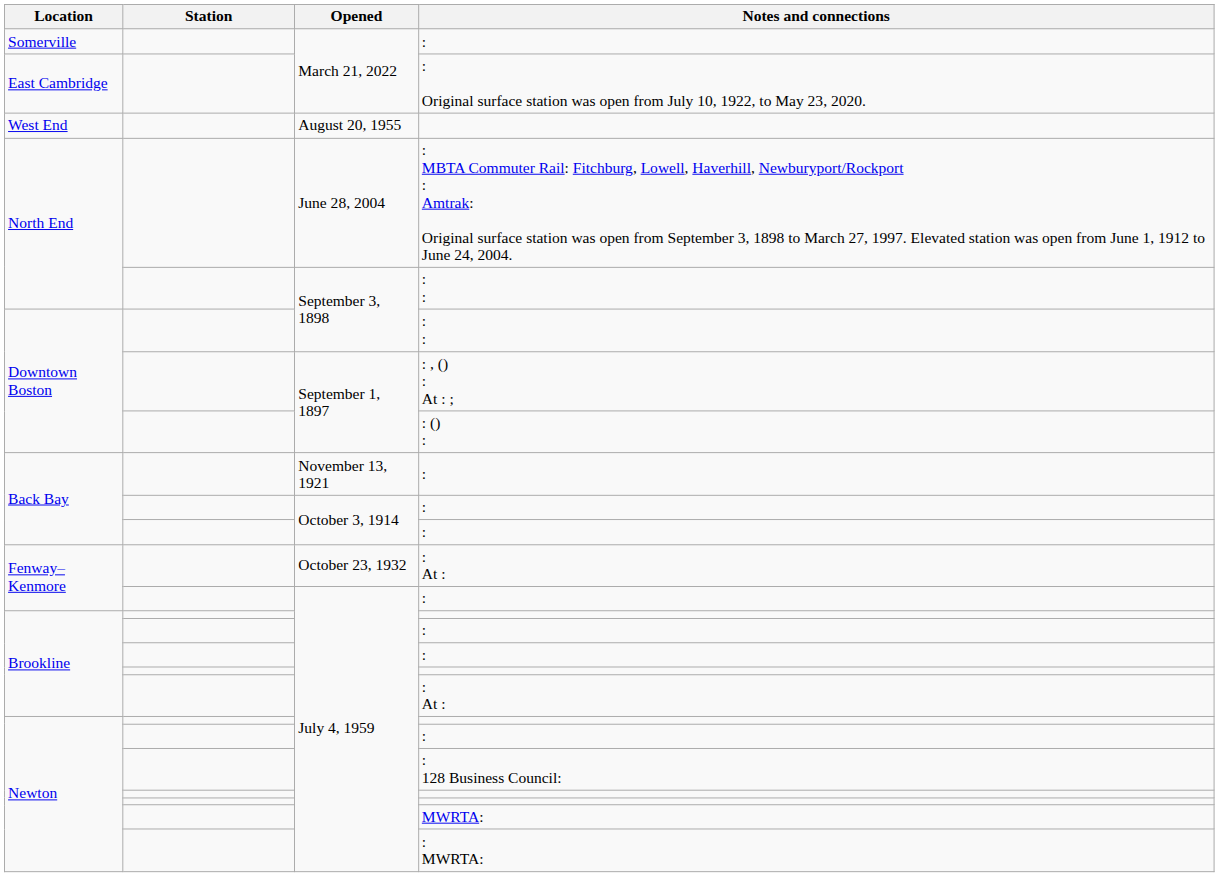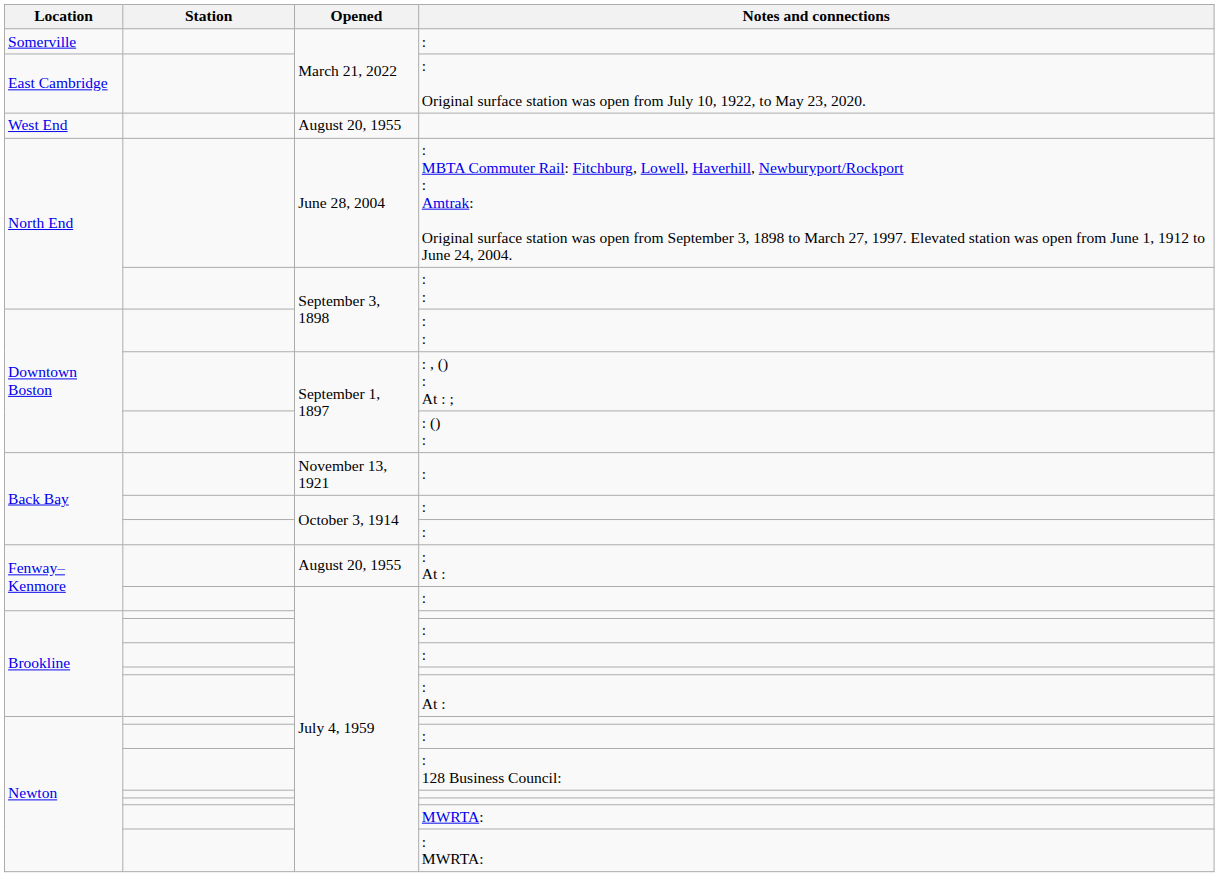(352, 565) October 23, 1932 -> (350, 565) August 20, 1955
